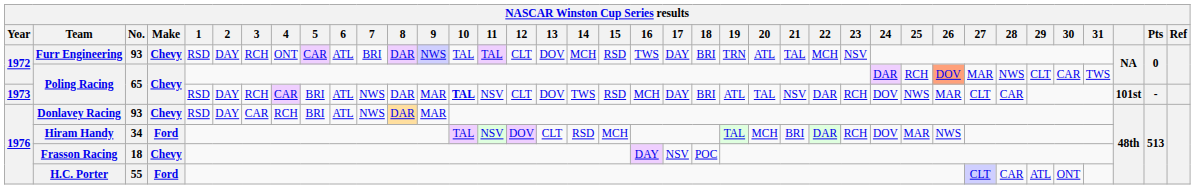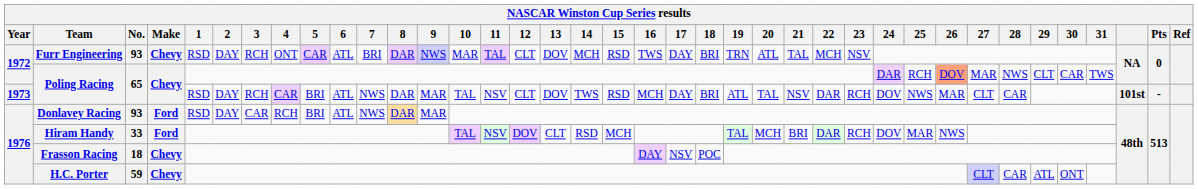(463, 54) TAL -> (465, 54) MAR
(463, 94) bold -> (465, 94) normal
(166, 114) Chevy -> (166, 114) Ford
(136, 134) 34 -> (136, 134) 33
(136, 174) 55 -> (136, 174) 59
(166, 174) Ford -> (166, 174) Chevy
